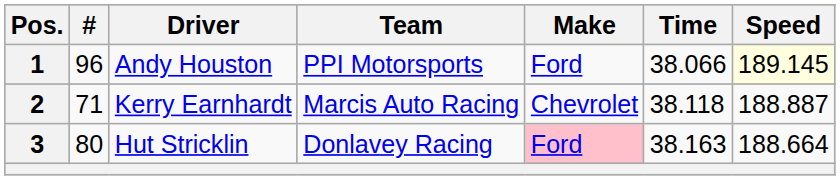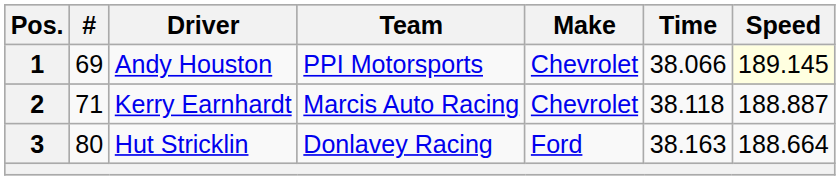(89, 65) 96 -> (89, 65) 69
(557, 65) Ford -> (584, 65) Chevrolet
(557, 144) pink background -> (557, 144) no background
